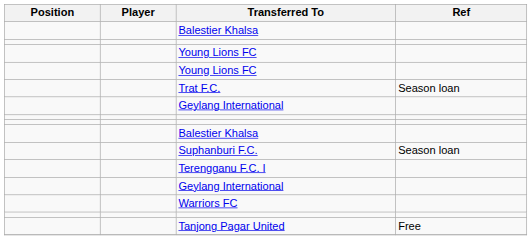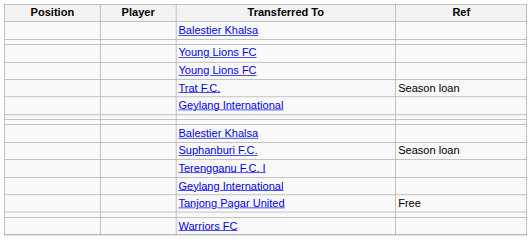rows swapped: (208, 203) <-> (232, 226)
